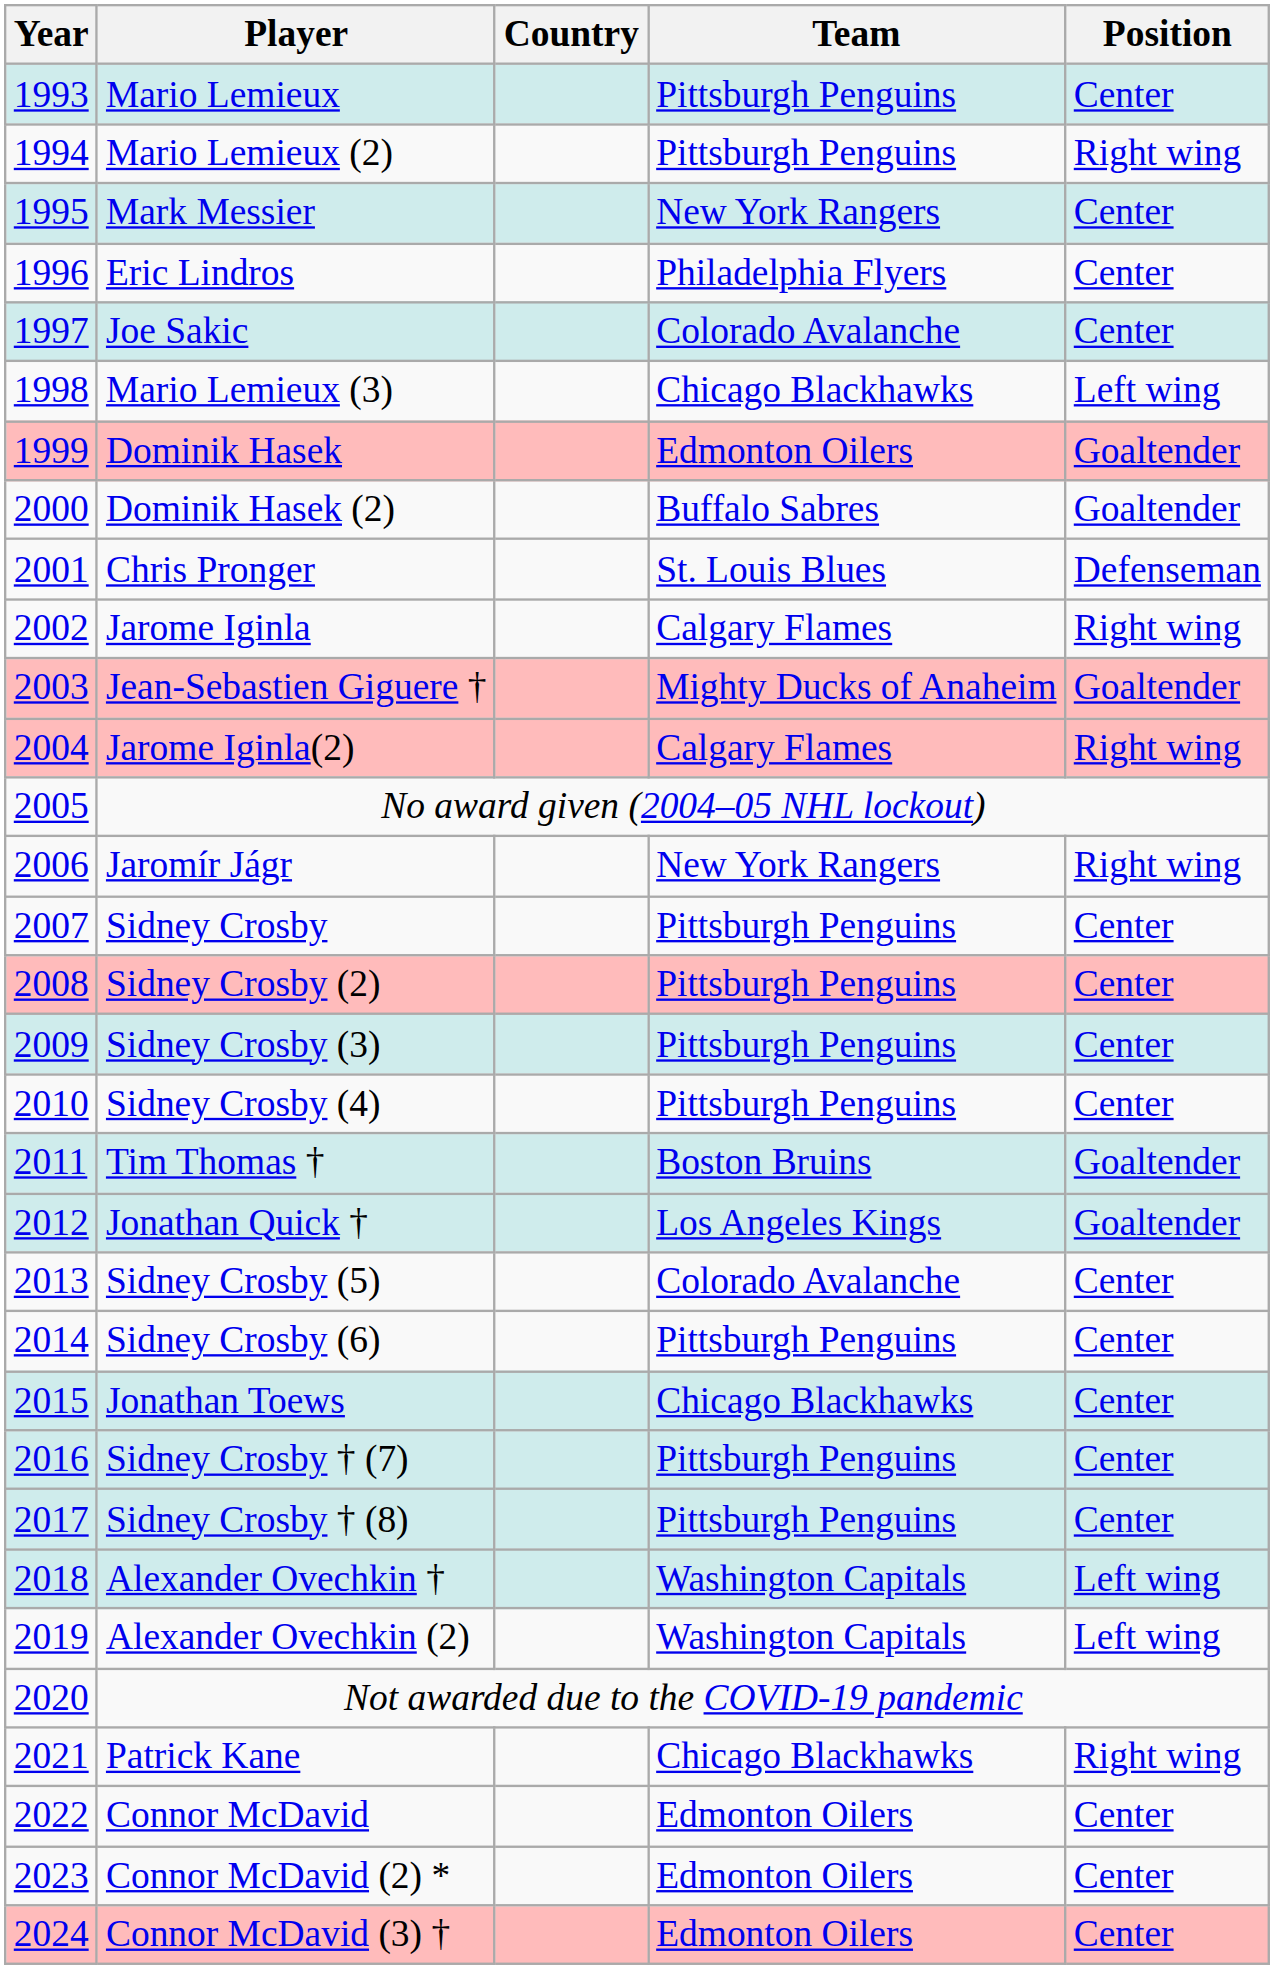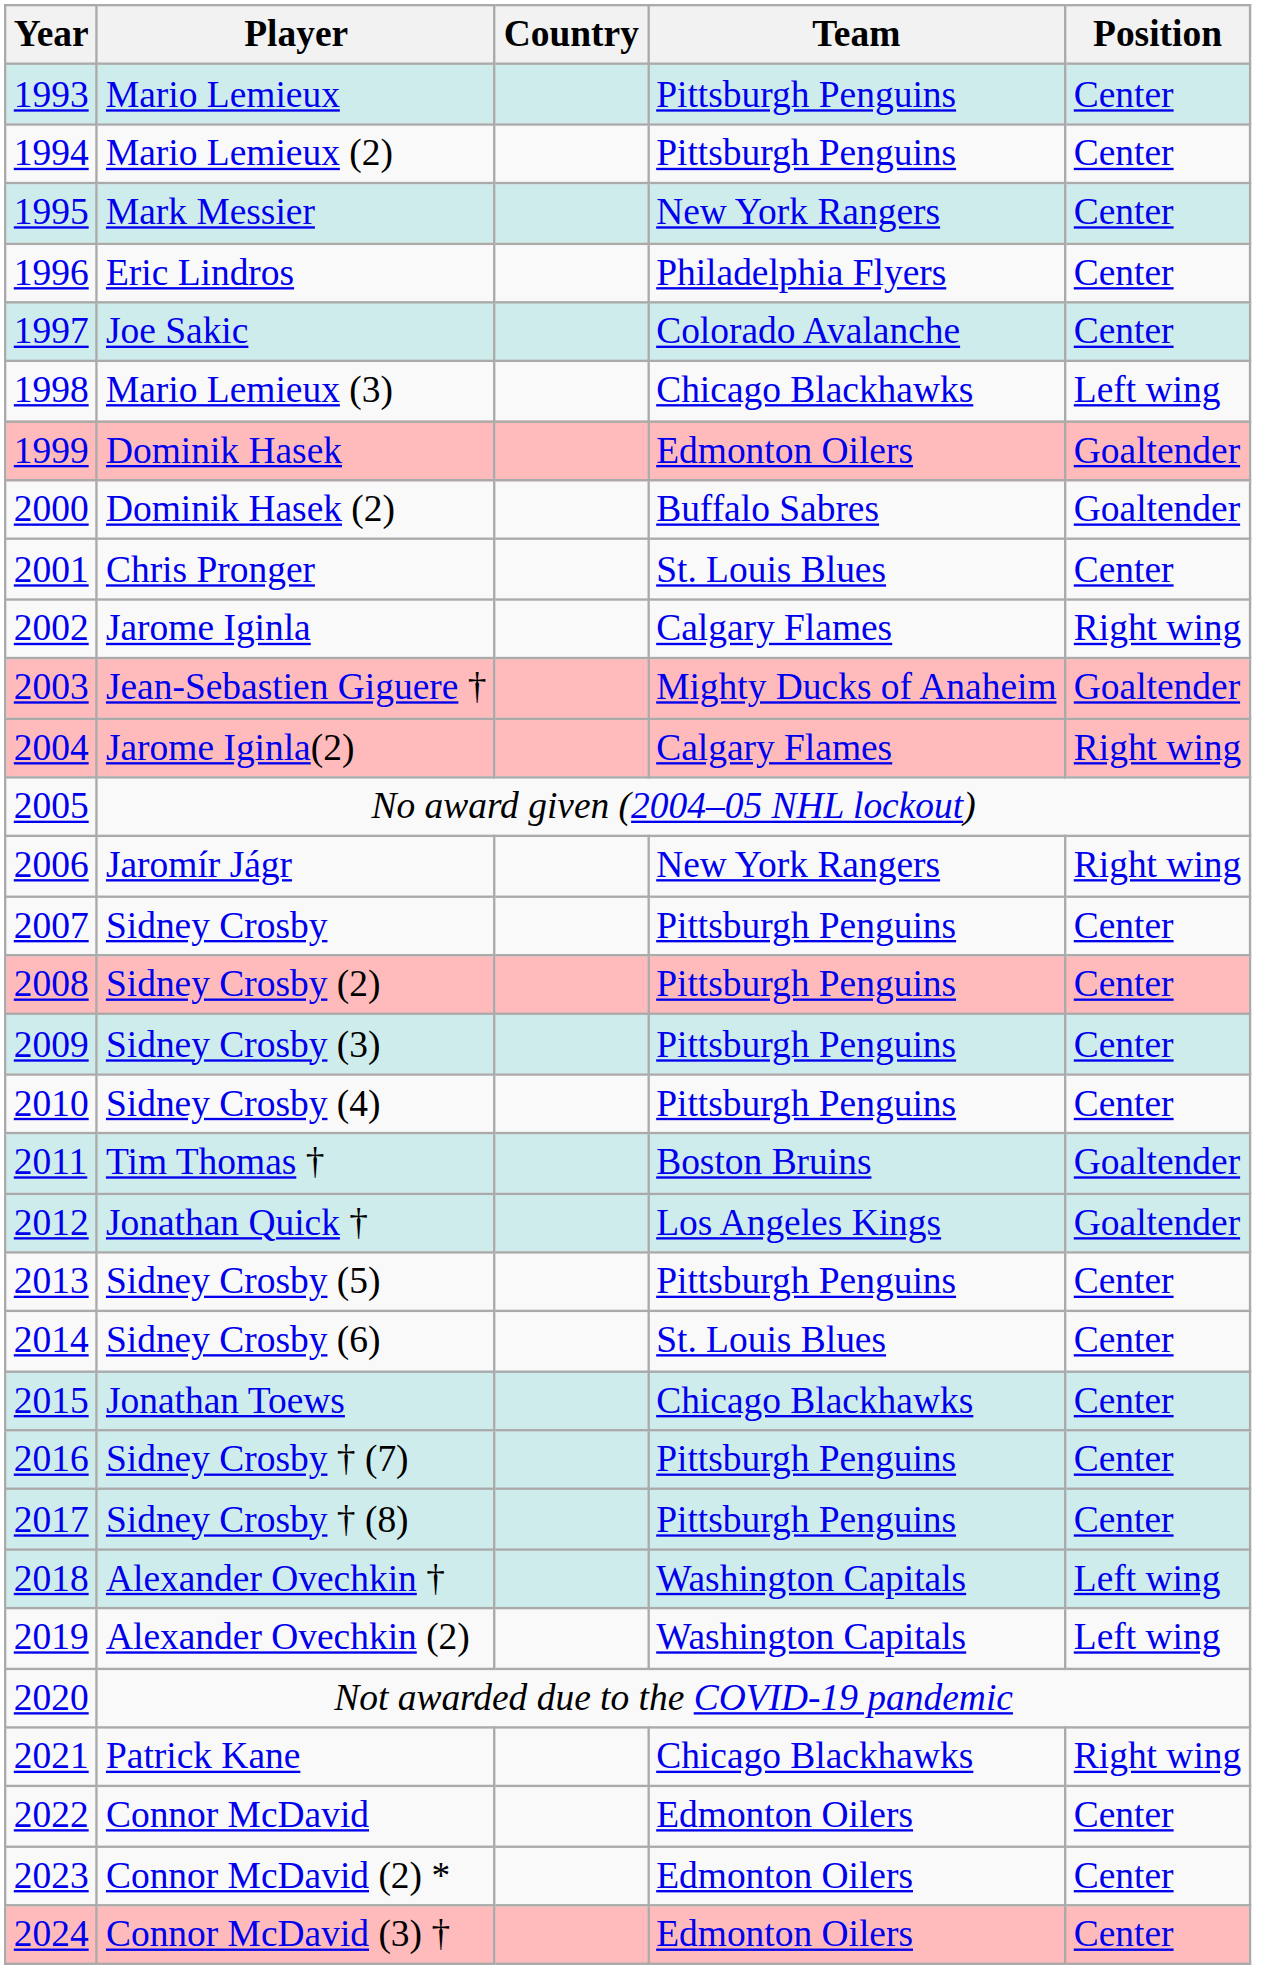(1158, 152) Right wing -> (1124, 152) Center
(1167, 568) Defenseman -> (1124, 568) Center
(808, 1281) Colorado Avalanche -> (806, 1281) Pittsburgh Penguins
(806, 1340) Pittsburgh Penguins -> (771, 1340) St. Louis Blues
